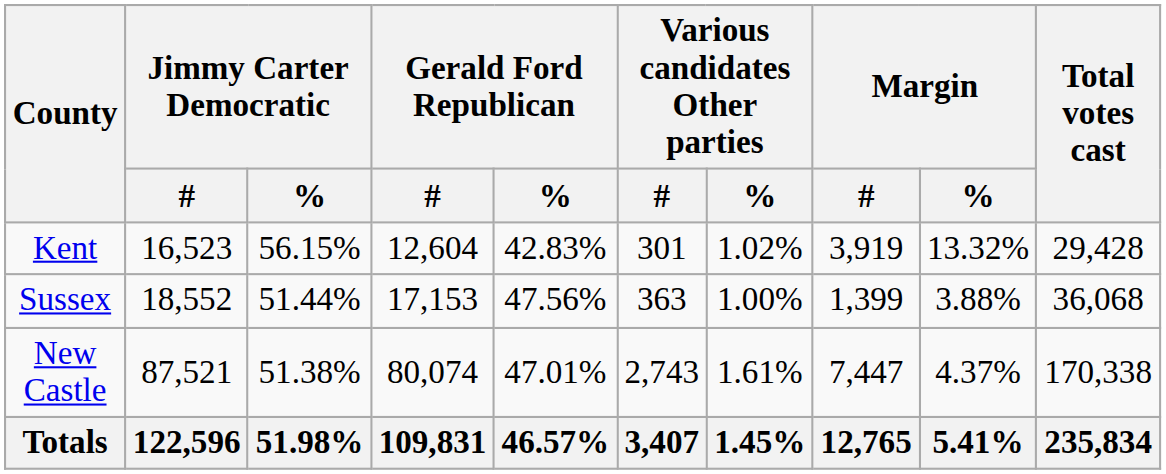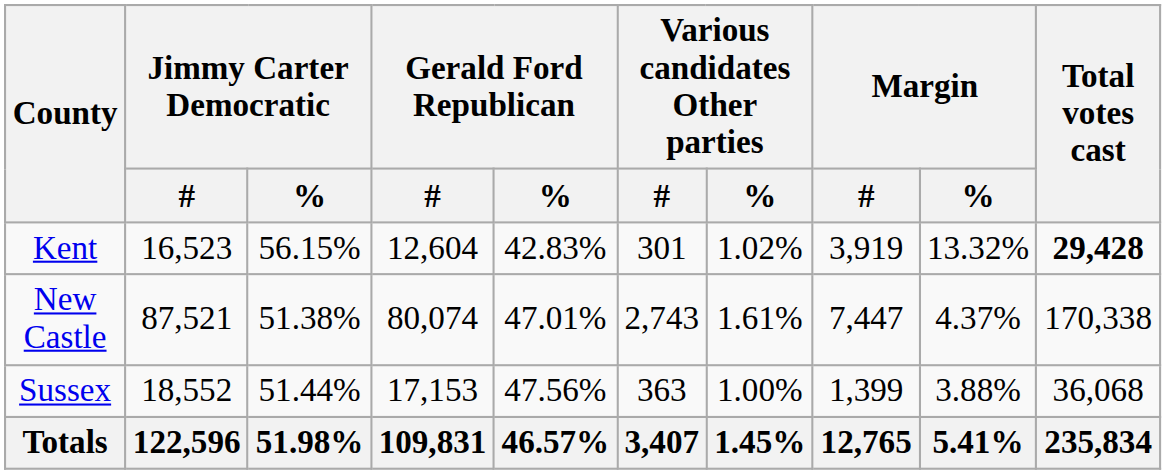(1098, 247) normal -> (1098, 247) bold
rows swapped: (65, 371) <-> (65, 300)
